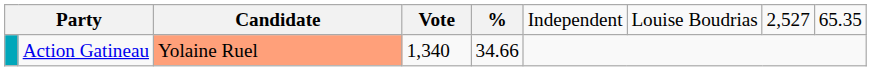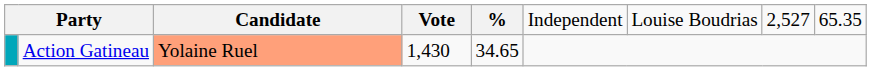(428, 50) 1,340 -> (428, 50) 1,430
(497, 50) 34.66 -> (497, 50) 34.65
